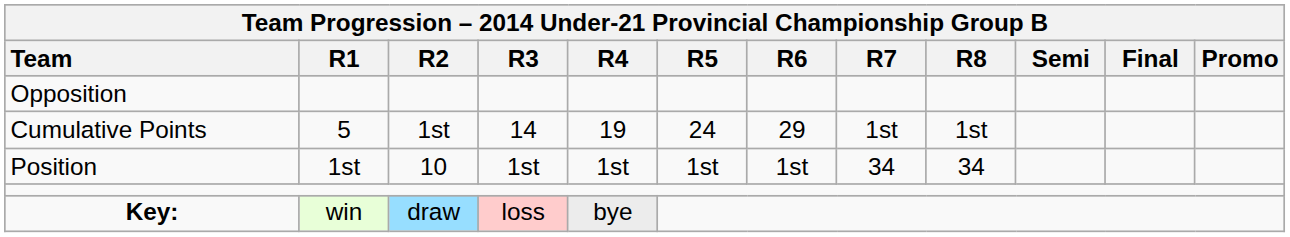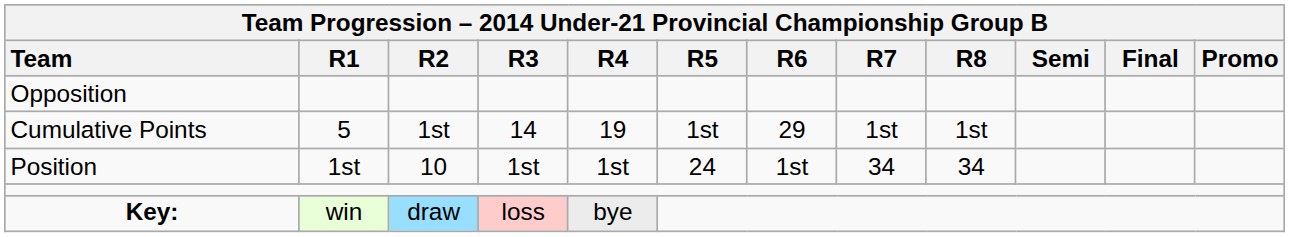(702, 130) 24 -> (702, 130) 1st
(702, 166) 1st -> (702, 166) 24
